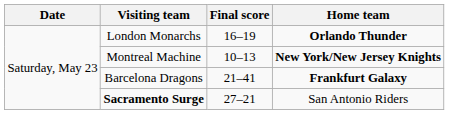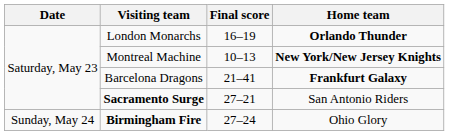+ row: (154, 120)
